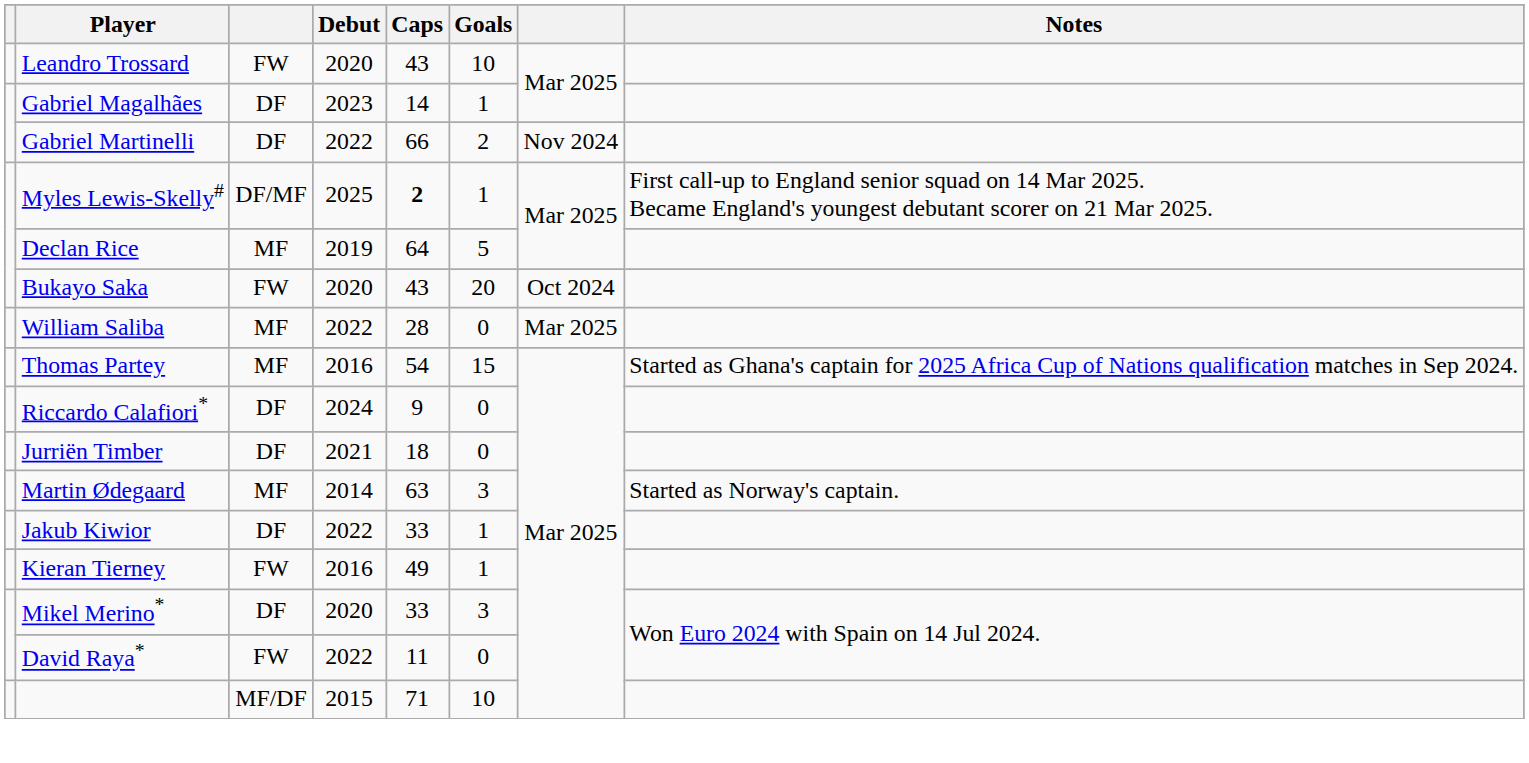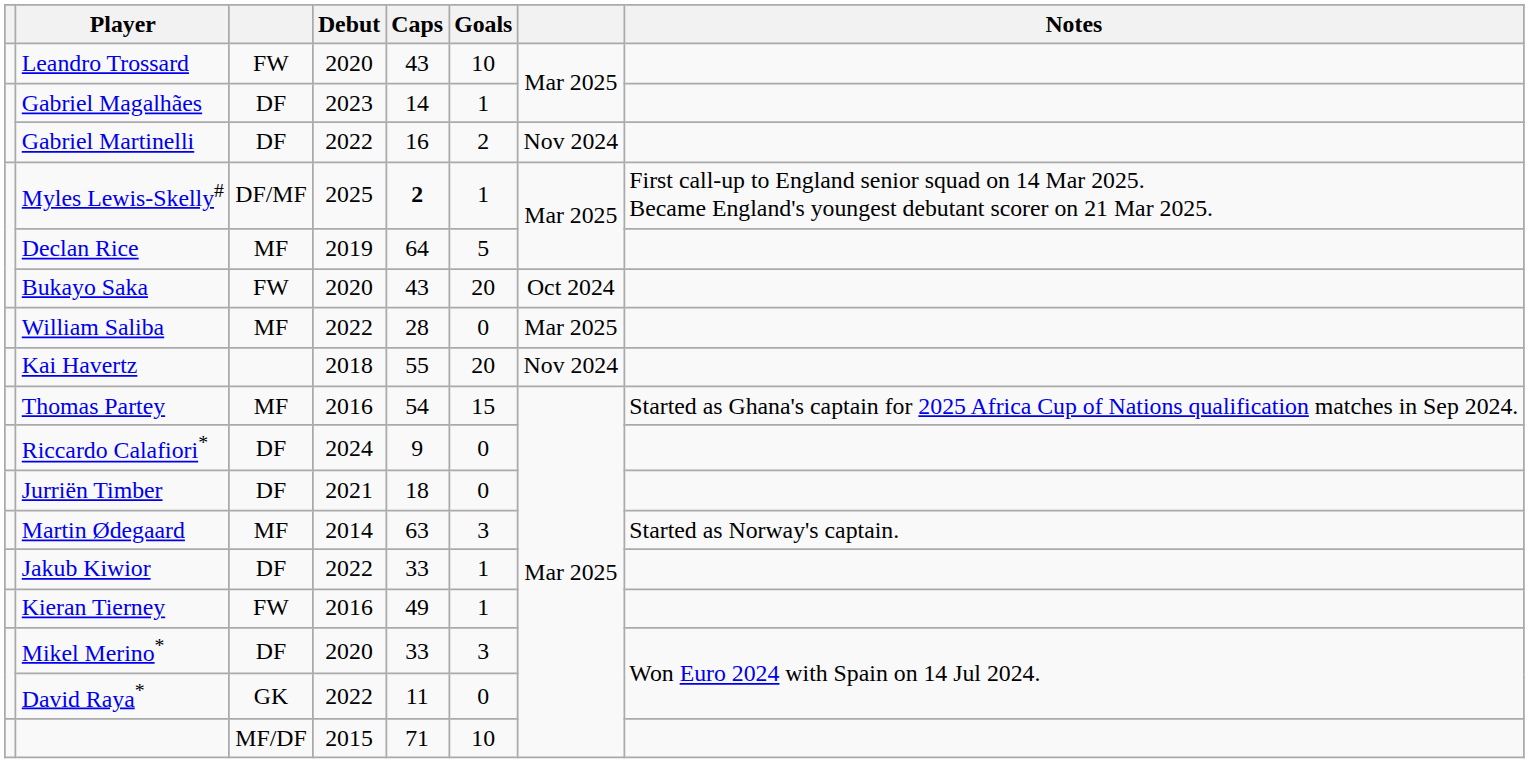(417, 141) 66 -> (417, 141) 16
+ row: (80, 365)
(271, 656) FW -> (271, 695) GK
